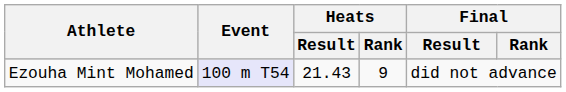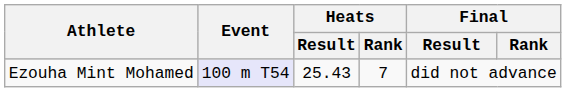(327, 73) 21.43 -> (327, 73) 25.43
(383, 73) 9 -> (383, 73) 7
